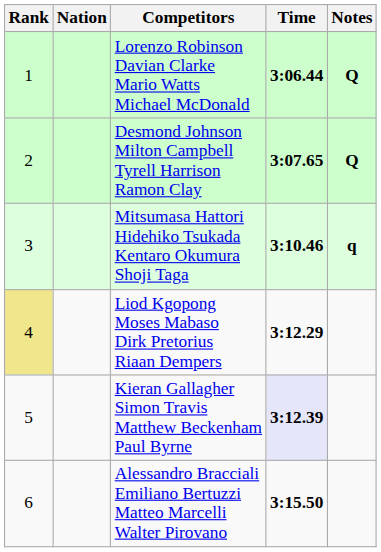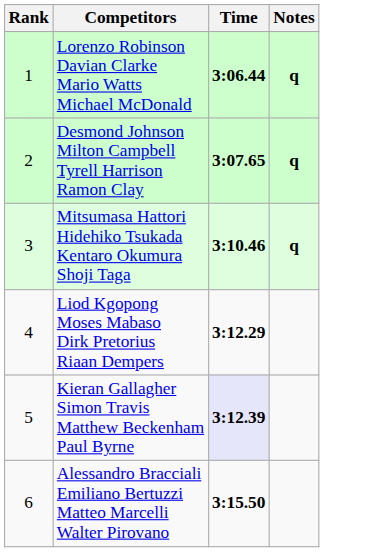- column: (82, 18)
(352, 74) Q -> (294, 74) q
(352, 160) Q -> (294, 160) q
(29, 331) khaki background -> (29, 331) no background
